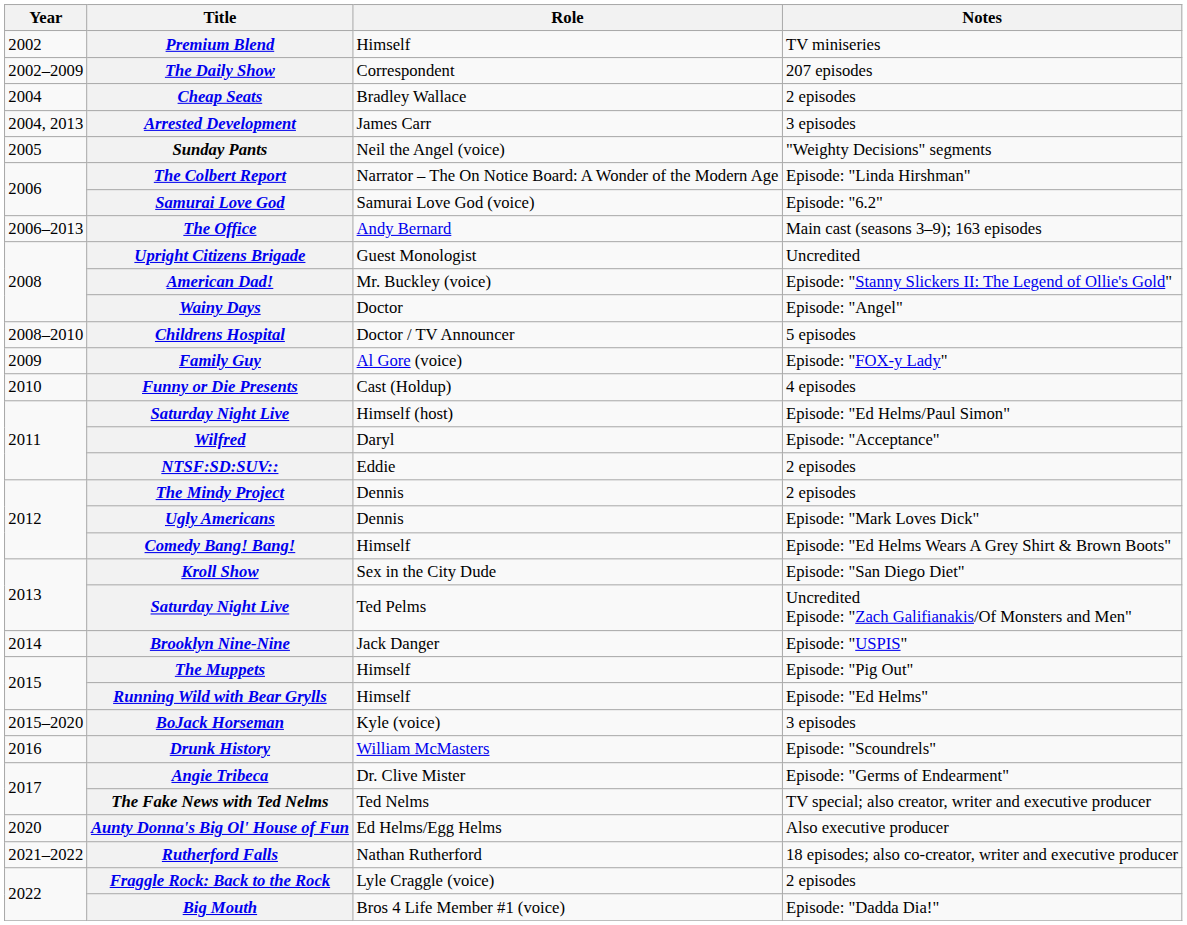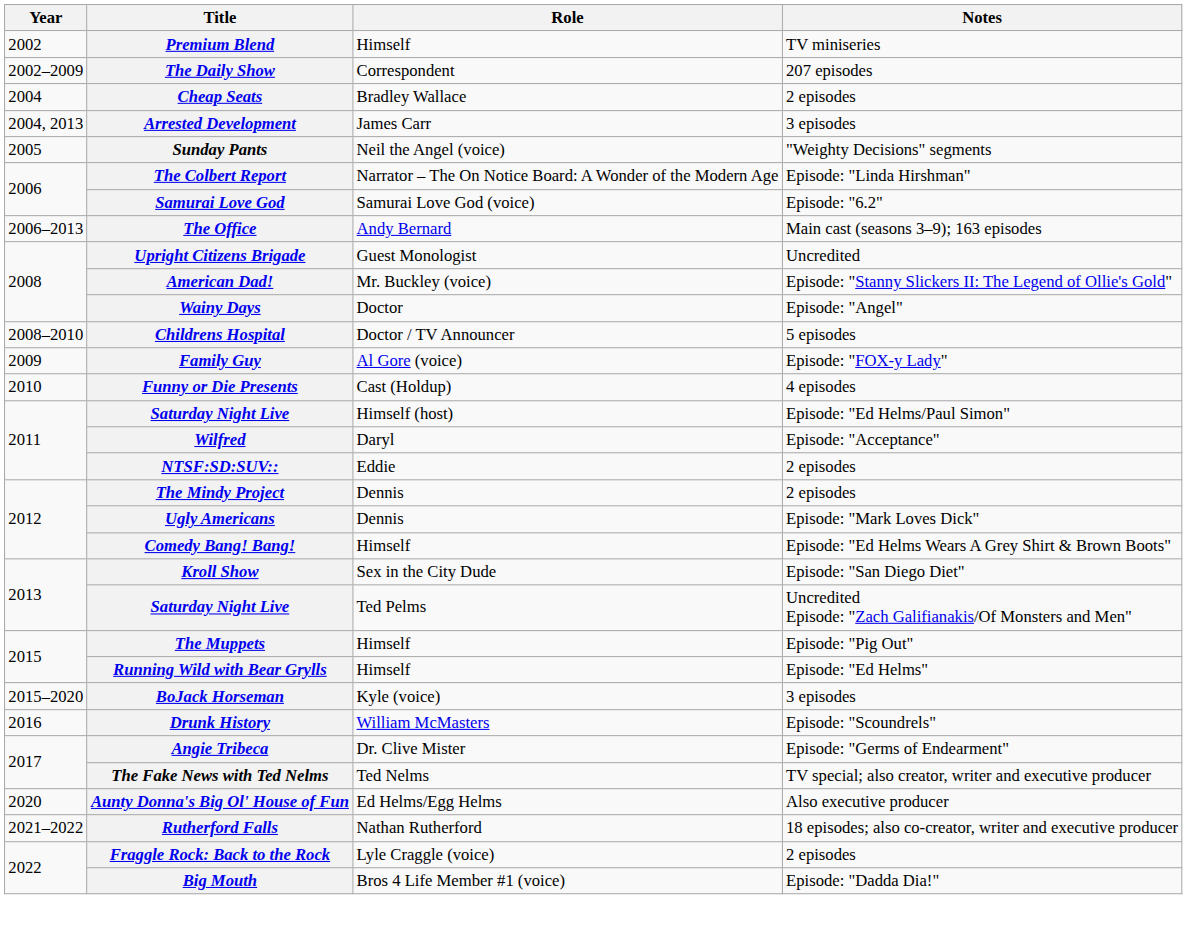- row: (220, 643)
